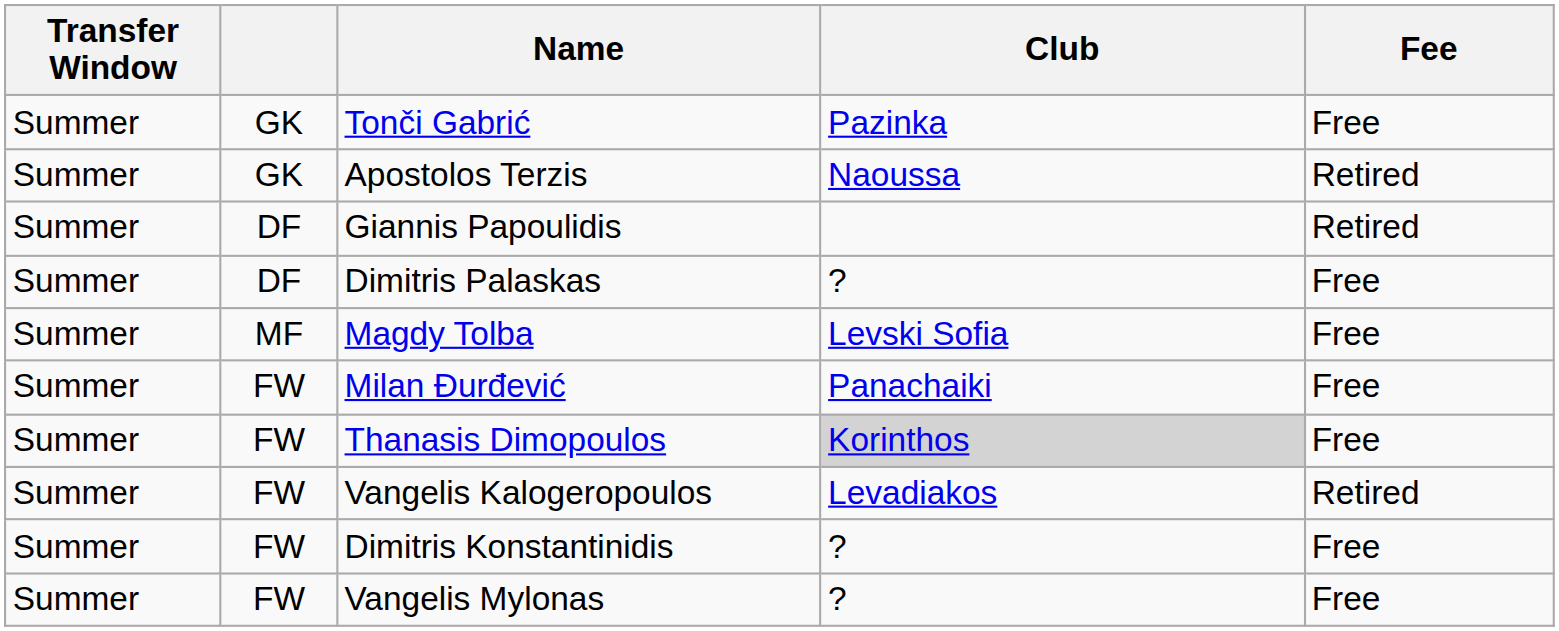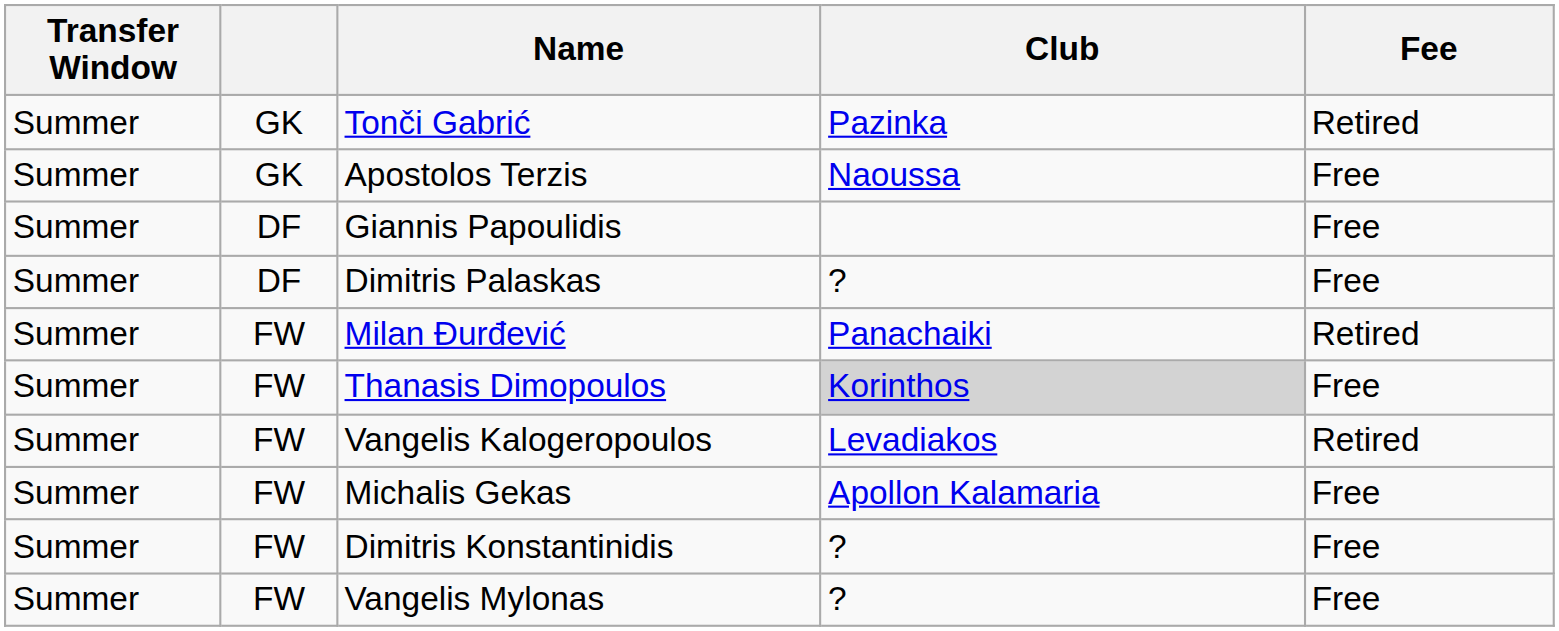(1346, 121) Free -> (1366, 121) Retired
(1366, 174) Retired -> (1346, 174) Free
(1366, 227) Retired -> (1346, 227) Free
- row: (439, 333)
(1346, 386) Free -> (1366, 333) Retired
+ row: (458, 492)
